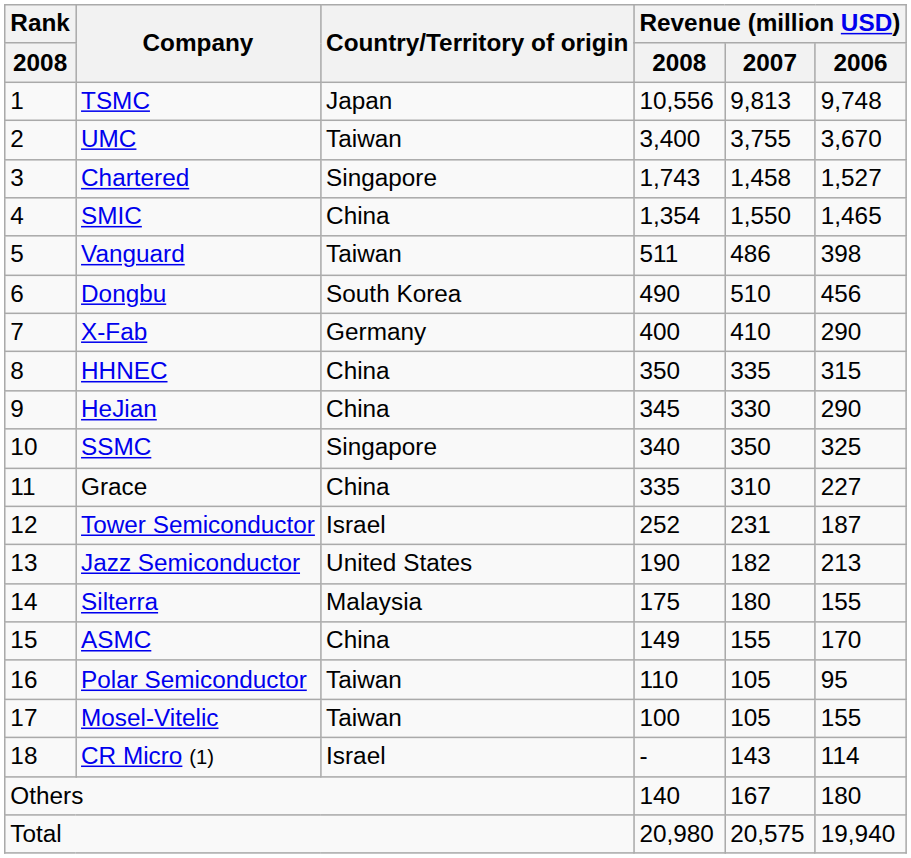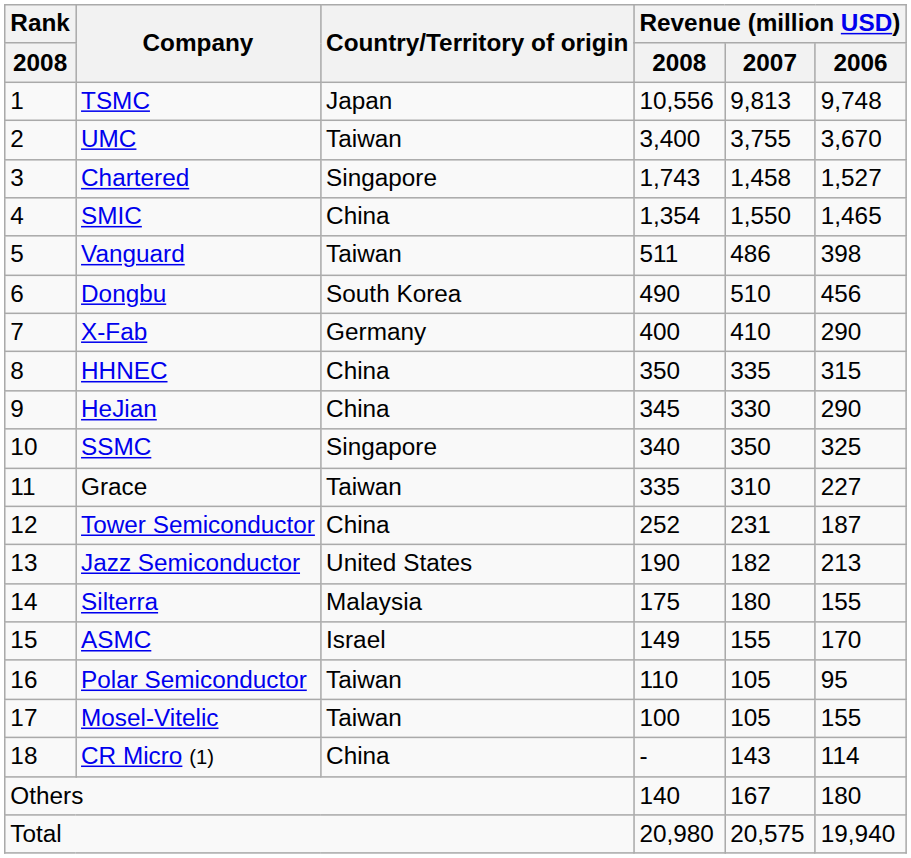(358, 486) China -> (364, 486) Taiwan
(356, 525) Israel -> (358, 525) China
(358, 640) China -> (356, 640) Israel
(356, 756) Israel -> (358, 756) China
